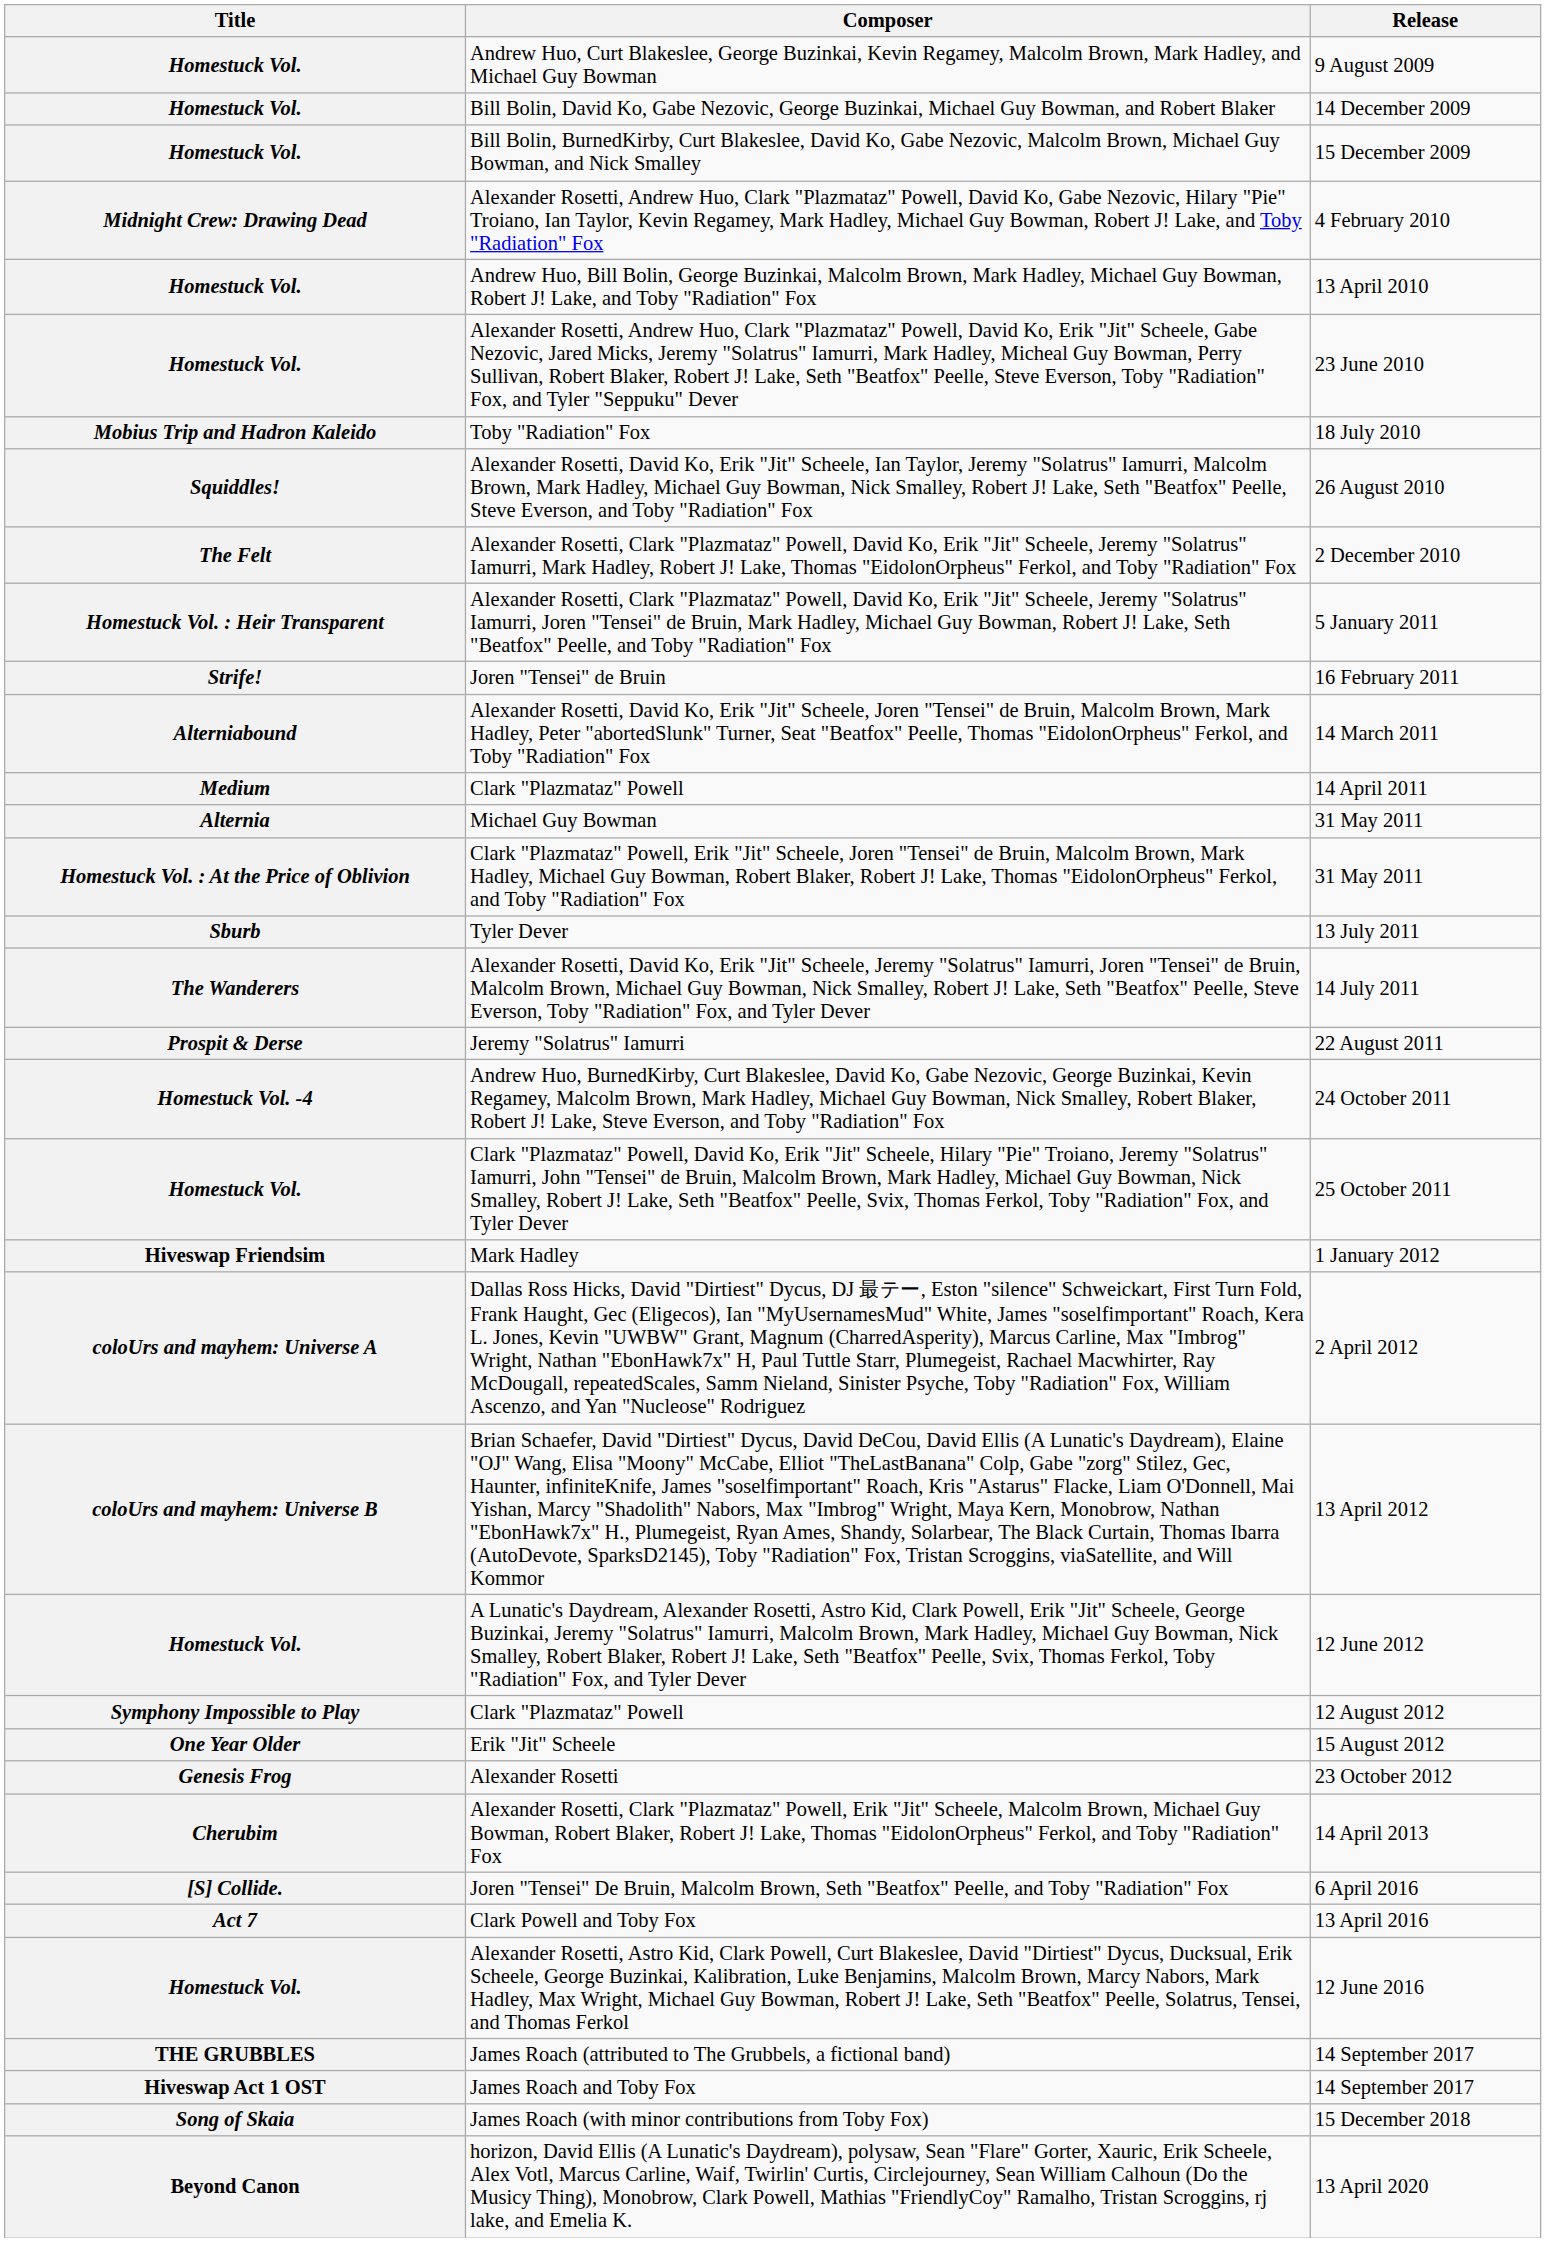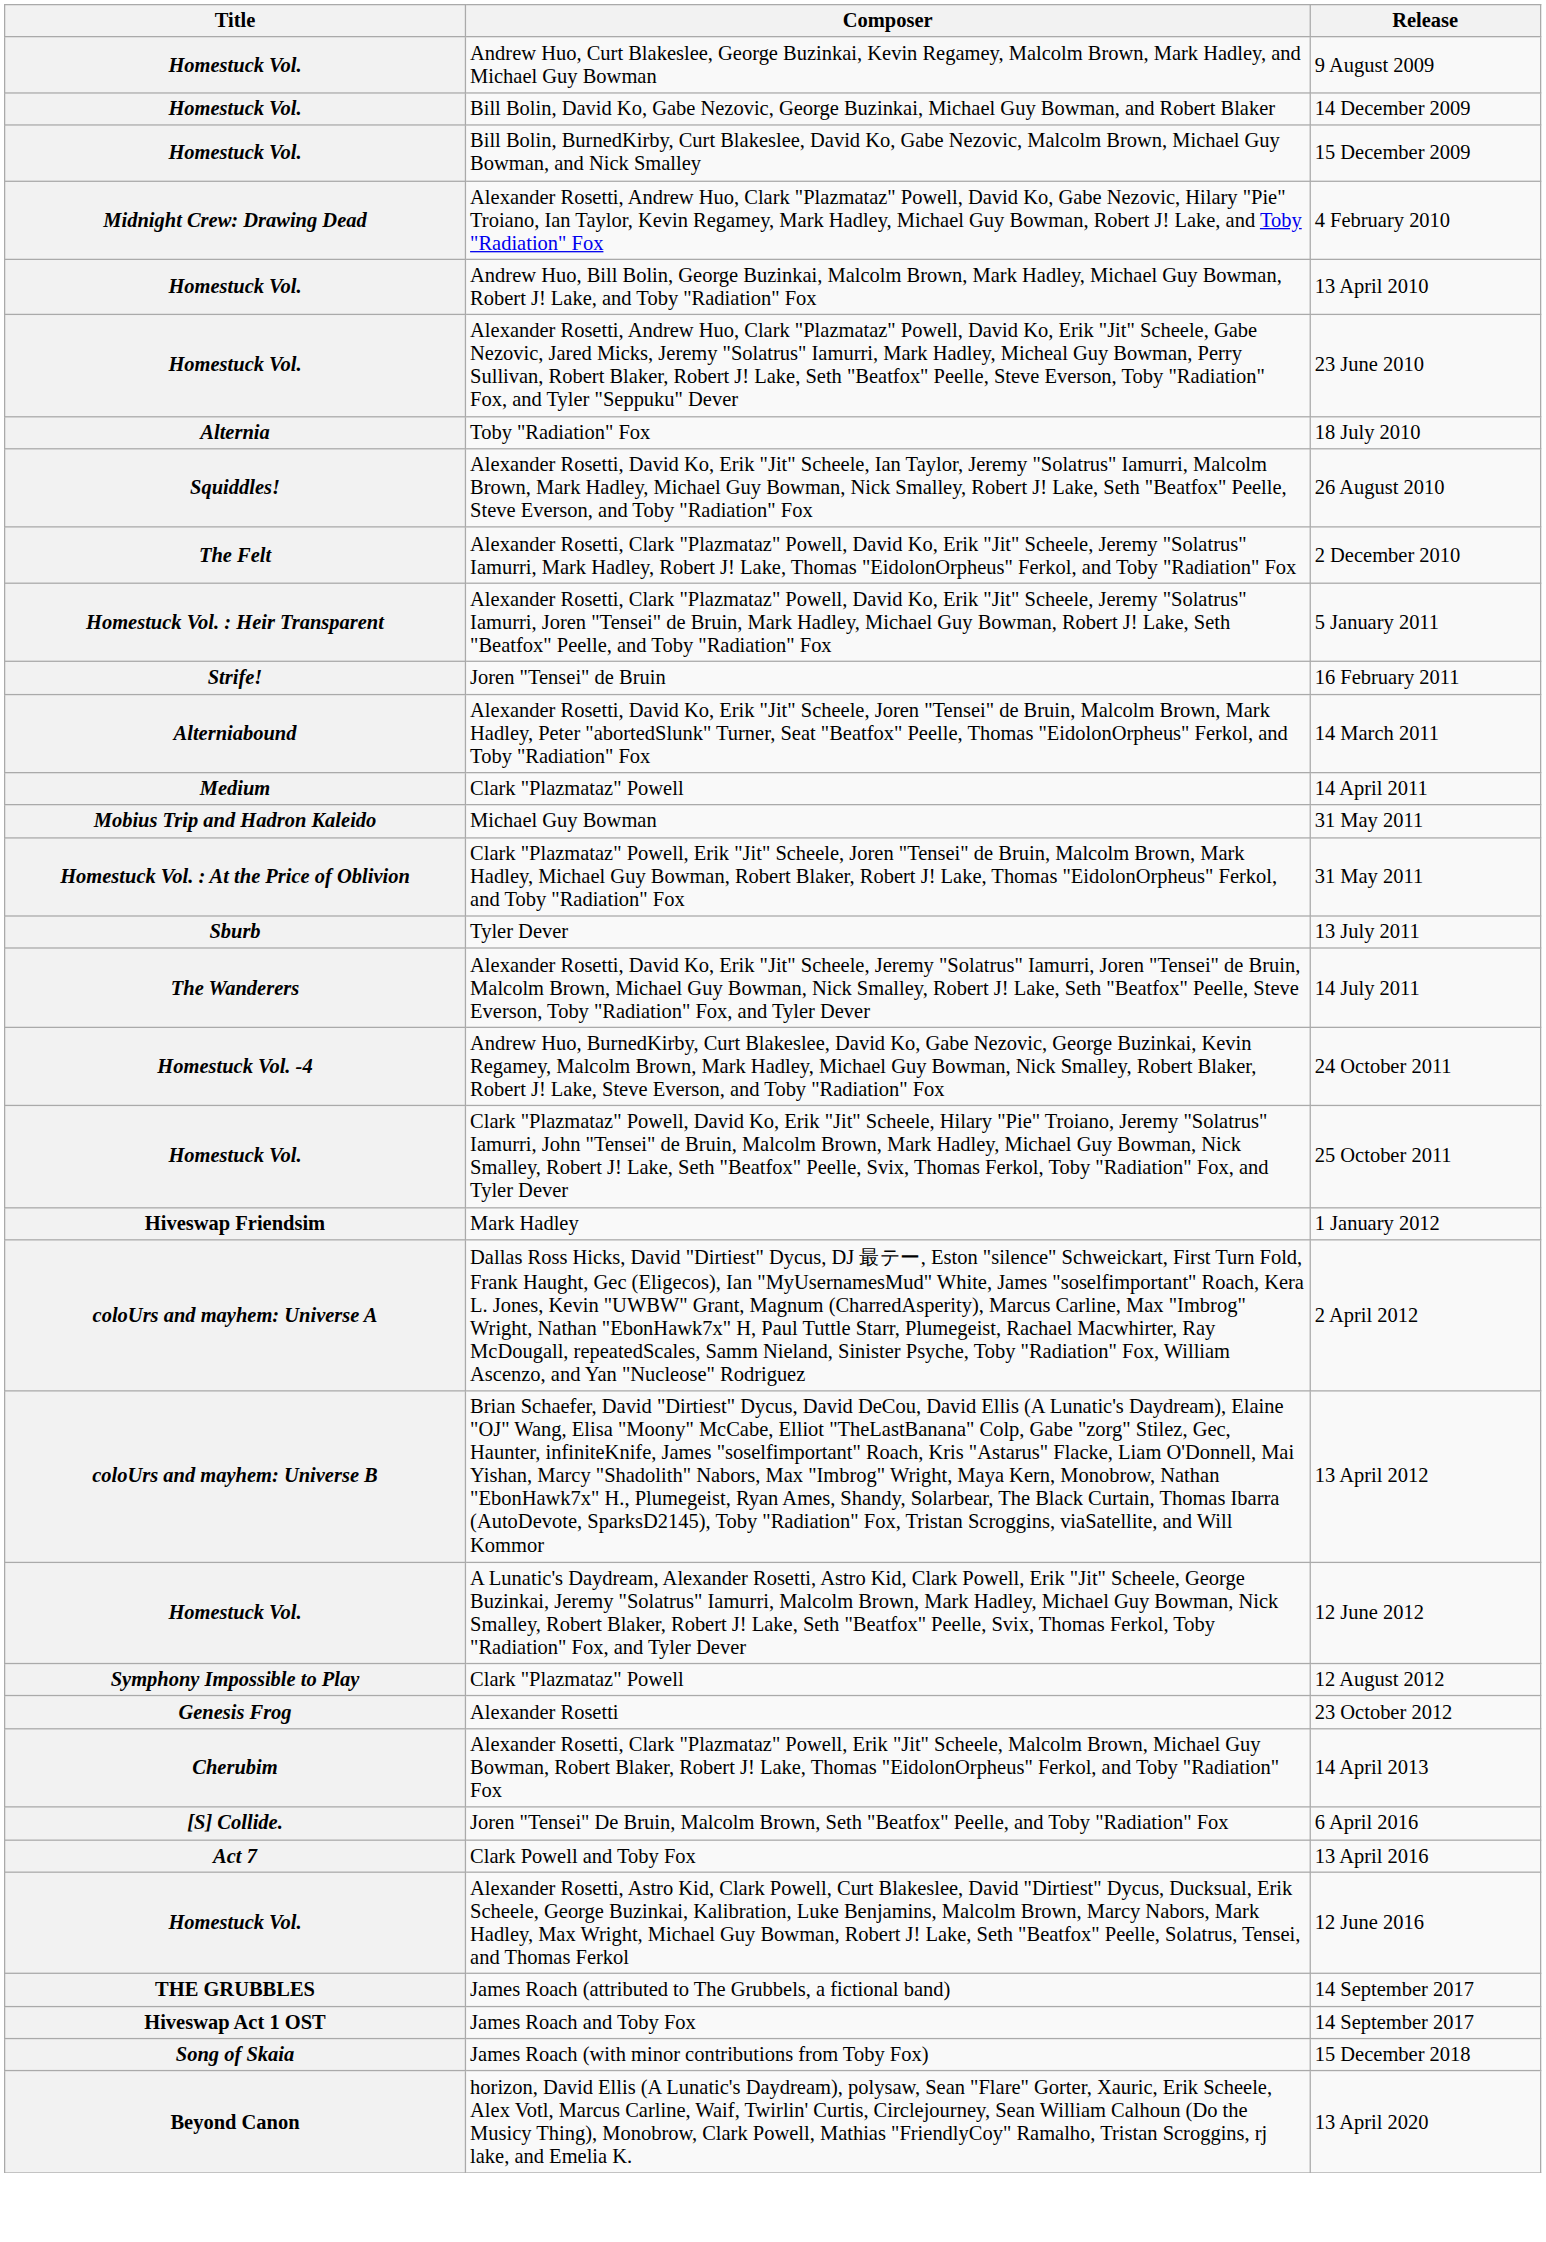(235, 432) Mobius Trip and Hadron Kaleido -> (235, 432) Alternia
(235, 821) Alternia -> (235, 821) Mobius Trip and Hadron Kaleido
- row: (577, 1043)
- row: (543, 1744)
